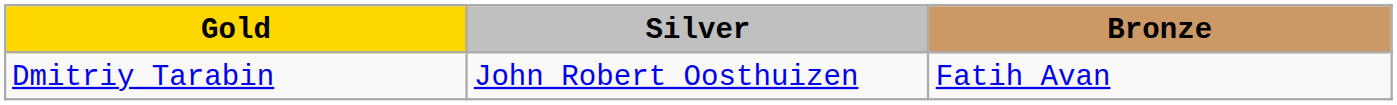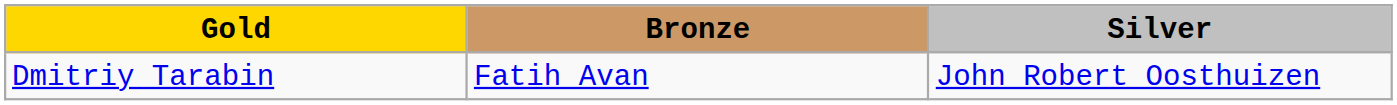columns swapped: (698, 29) <-> (1160, 29)
